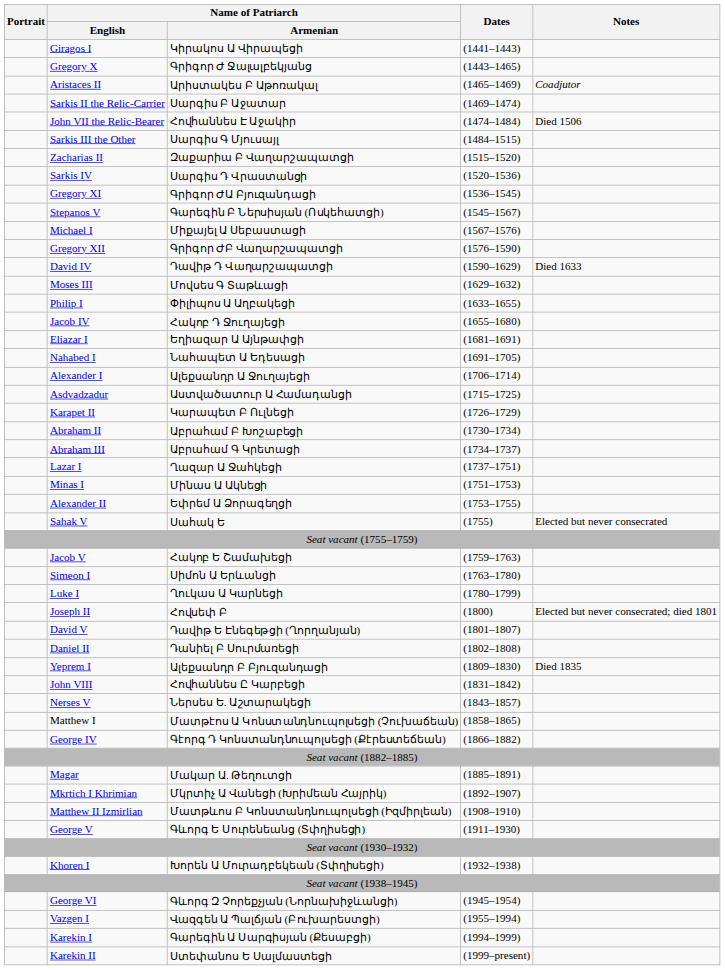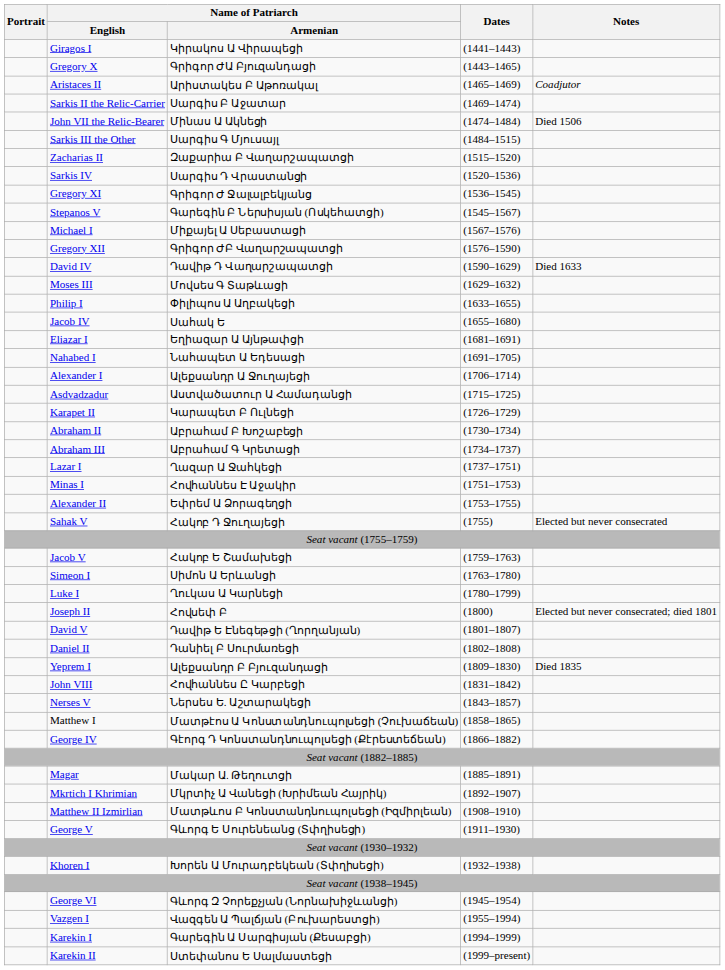(241, 67) Գրիգոր Ժ Ջալալբեկյանց -> (243, 67) Գրիգոր ԺԱ Բյուզանդացի
(233, 121) Հովհաննես Է Աջակիր -> (219, 121) Մինաս Ա Ակնեցի
(243, 194) Գրիգոր ԺԱ Բյուզանդացի -> (241, 194) Գրիգոր Ժ Ջալալբեկյանց
(227, 321) Հակոբ Դ Ջուղայեցի -> (198, 321) Սահակ Ե
(219, 485) Մինաս Ա Ակնեցի -> (233, 485) Հովհաննես Է Աջակիր
(198, 522) Սահակ Ե -> (227, 522) Հակոբ Դ Ջուղայեցի
